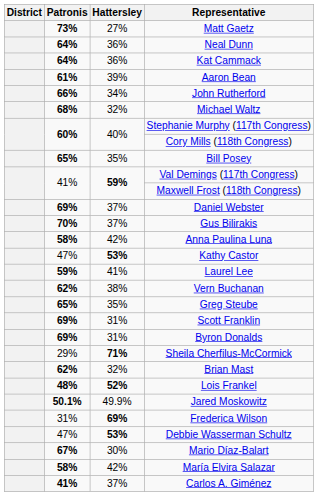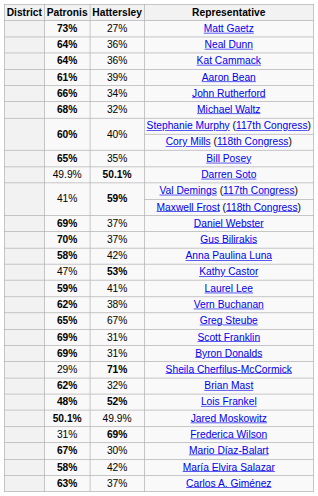+ row: (229, 175)
(117, 304) 35% -> (117, 321) 67%
- row: (229, 434)
(67, 483) 41% -> (67, 483) 63%
